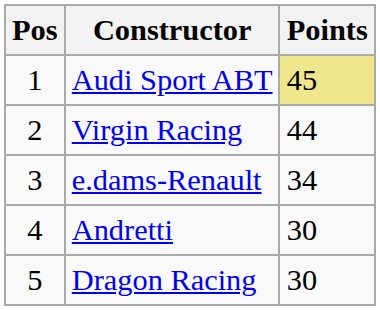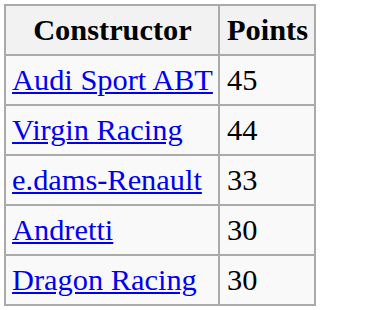- column: (35, 29)
(302, 79) khaki background -> (242, 79) no background
(302, 180) 34 -> (242, 180) 33
